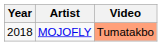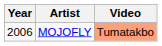(20, 31) 2018 -> (20, 31) 2006
